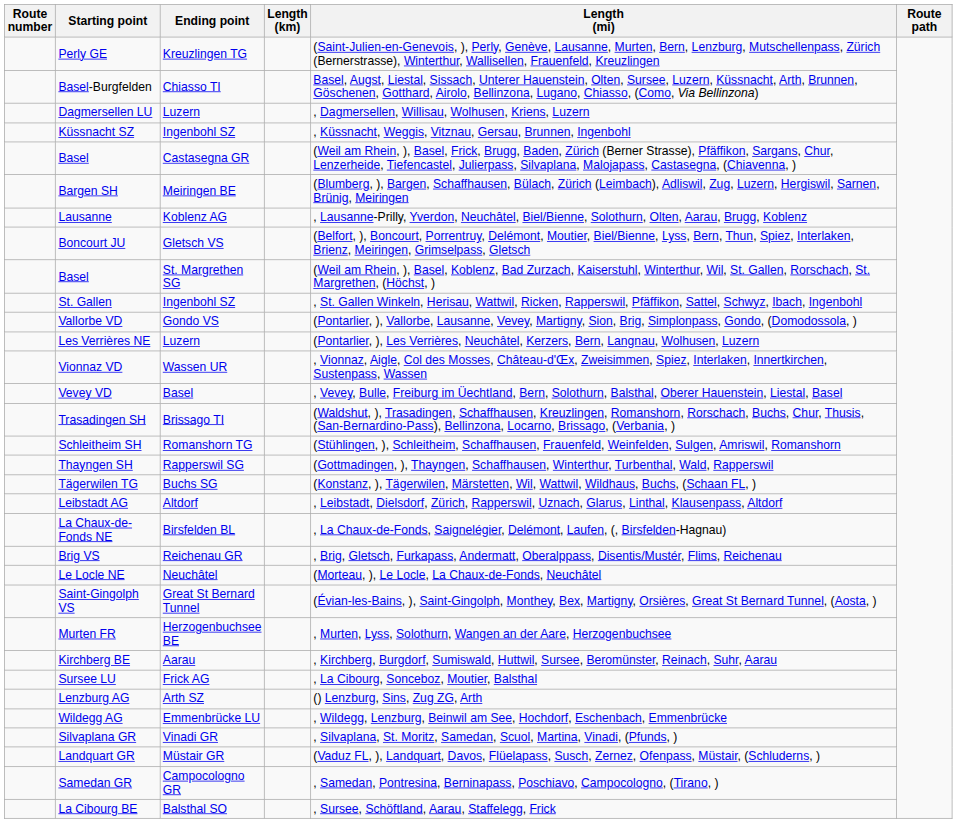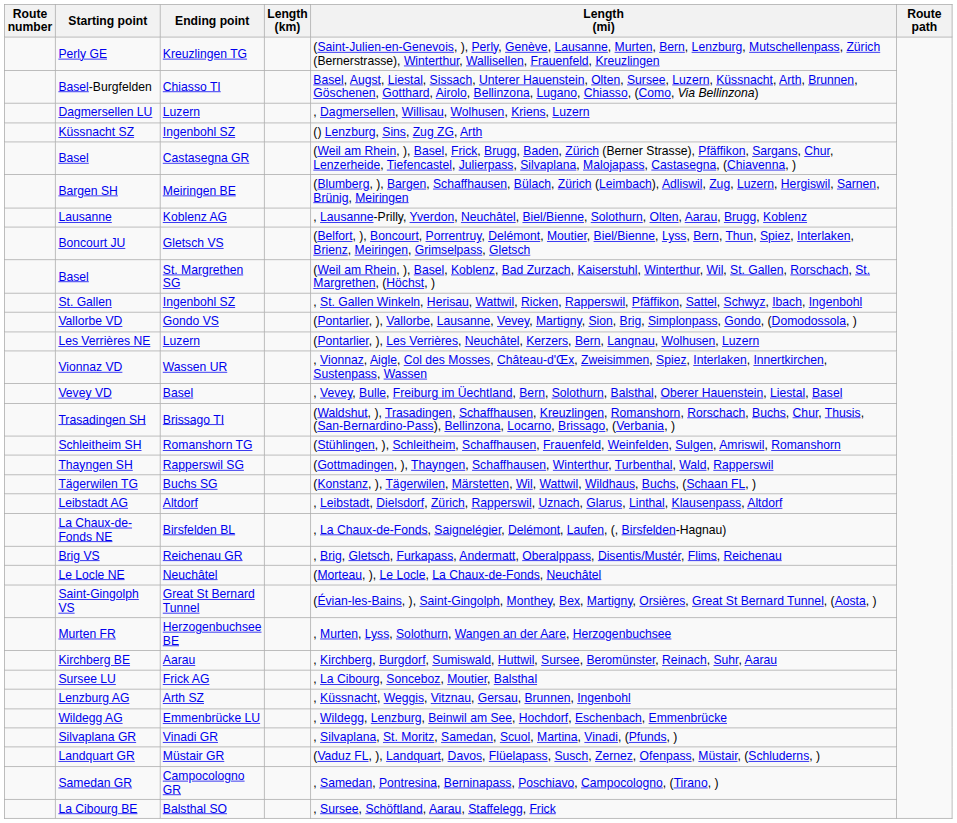(472, 132) , Küssnacht, Weggis, Vitznau, Gersau, Brunnen, Ingenbohl -> (398, 132) () Lenzburg, Sins, Zug ZG, Arth
(398, 698) () Lenzburg, Sins, Zug ZG, Arth -> (472, 698) , Küssnacht, Weggis, Vitznau, Gersau, Brunnen, Ingenbohl
